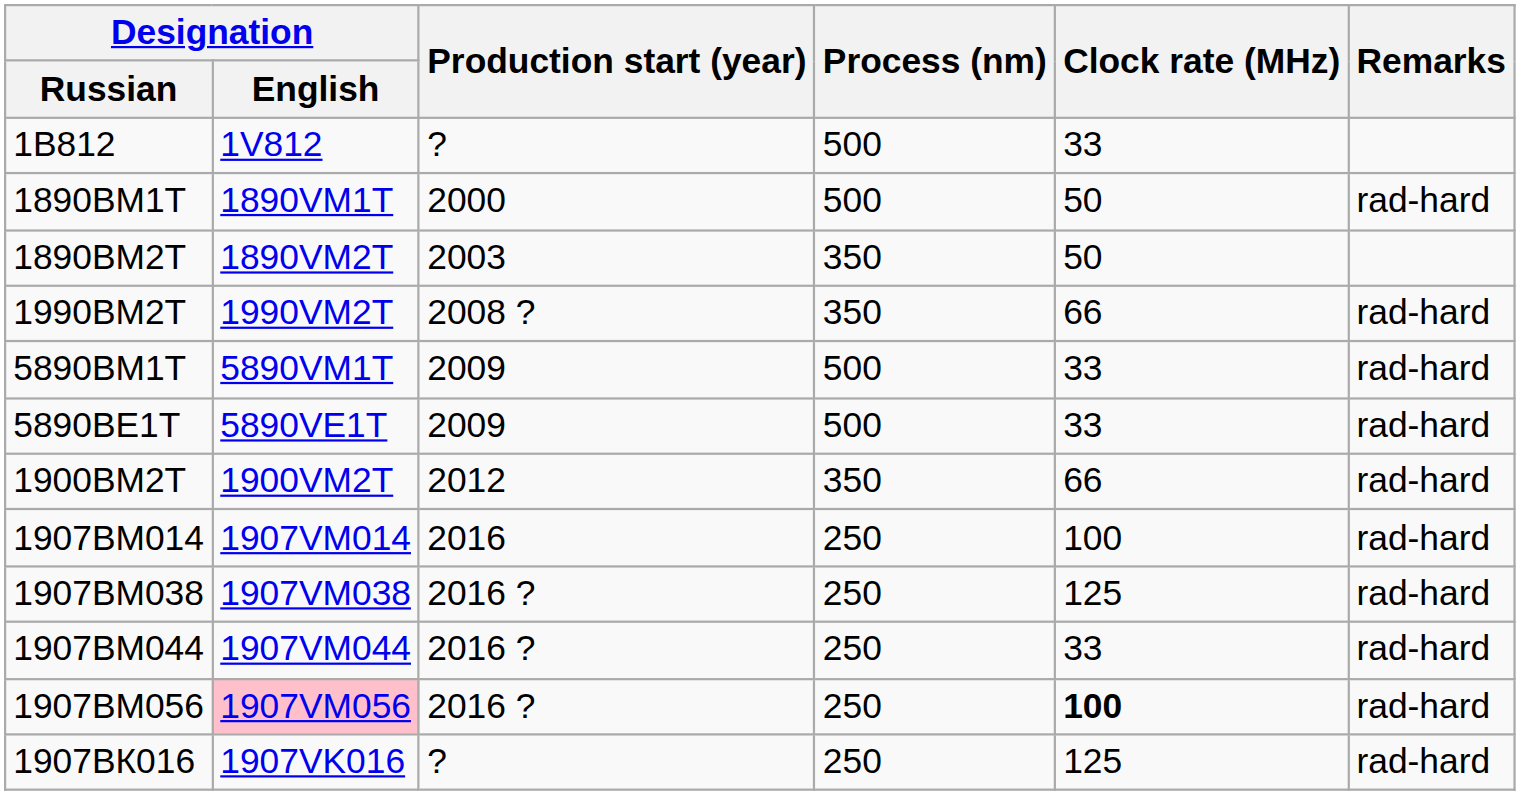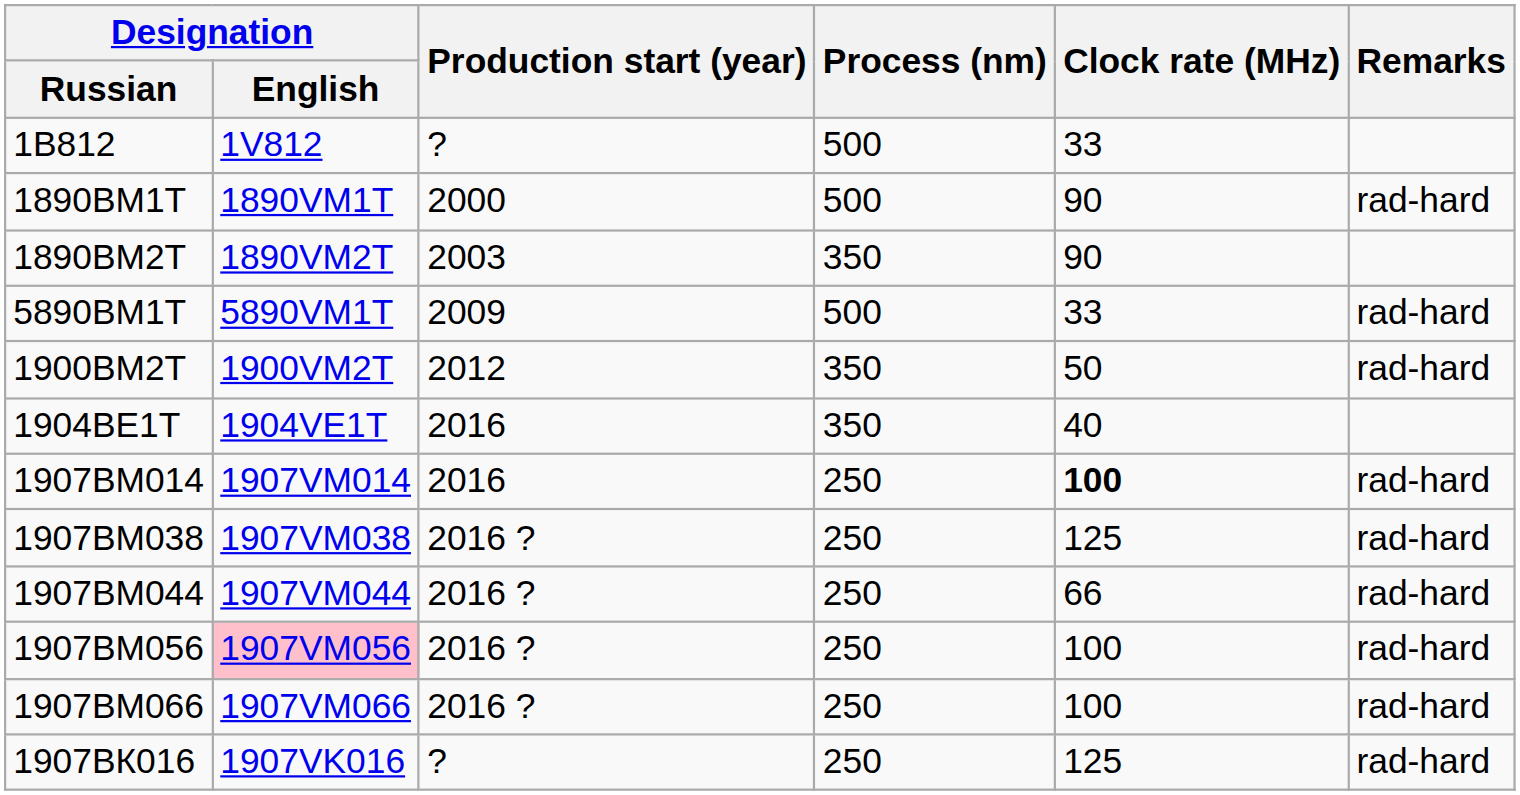(1083, 200) 50 -> (1083, 200) 90
(1083, 256) 50 -> (1083, 256) 90
- row: (100, 312)
- row: (97, 425)
(1083, 481) 66 -> (1083, 369) 50
+ row: (97, 425)
(1093, 537) normal -> (1093, 481) bold
(1083, 649) 33 -> (1083, 593) 66
(1093, 705) bold -> (1093, 649) normal
+ row: (109, 705)
